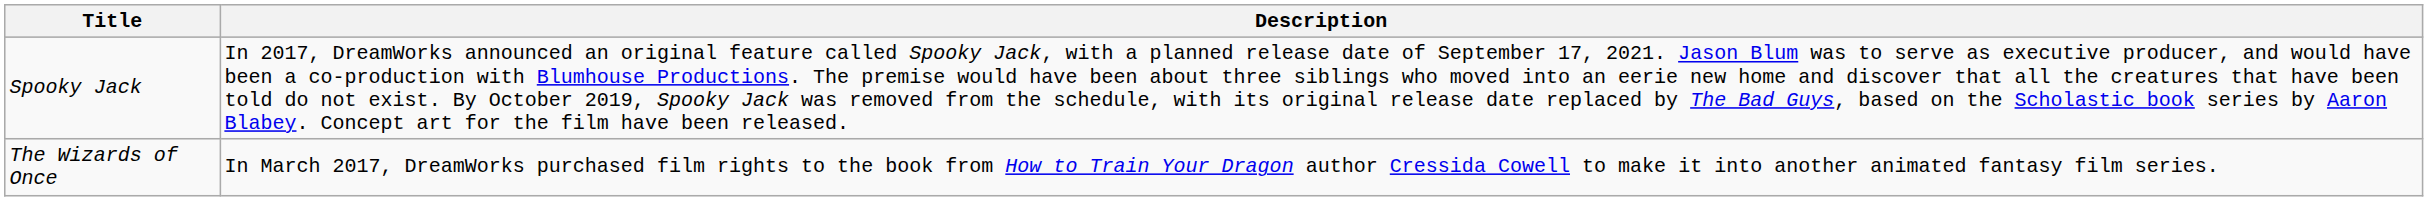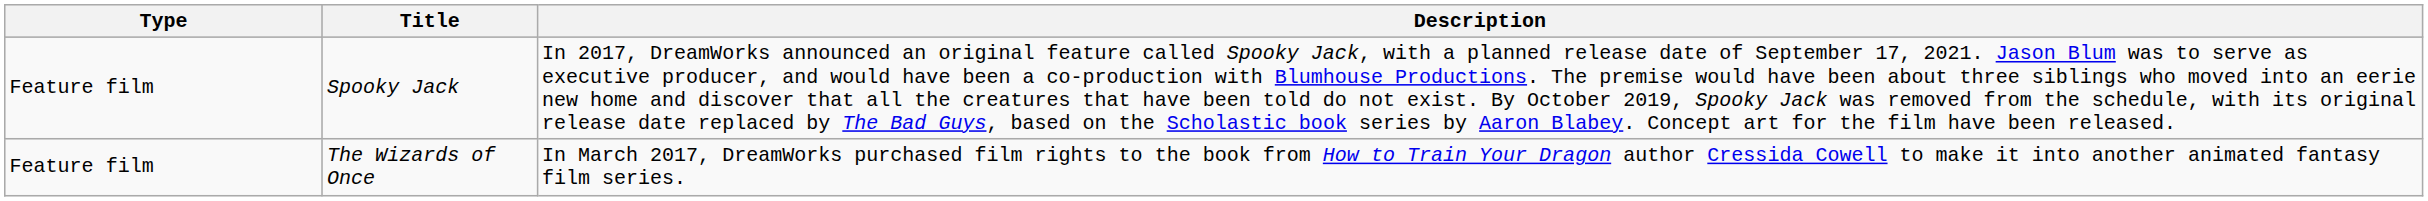+ column: (164, 21)
